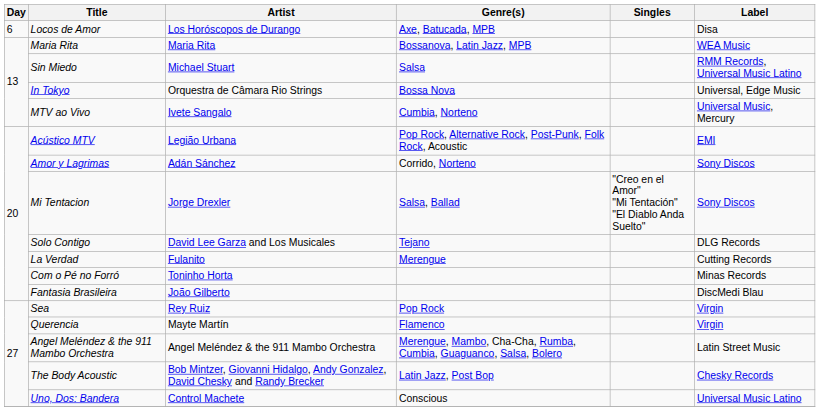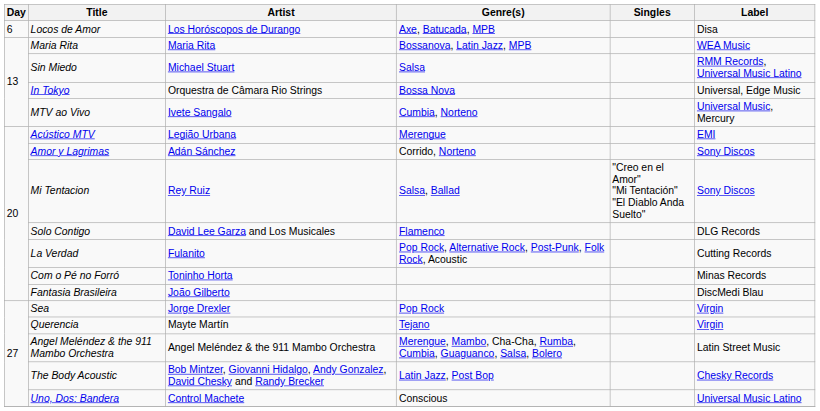(502, 140) Pop Rock, Alternative Rock, Post-Punk, Folk Rock, Acoustic -> (422, 135) Merengue
(199, 203) Jorge Drexler -> (189, 191) Rey Ruiz
(414, 243) Tejano -> (422, 231) Flamenco
(422, 259) Merengue -> (502, 253) Pop Rock, Alternative Rock, Post-Punk, Folk Rock, Acoustic
(189, 309) Rey Ruiz -> (199, 309) Jorge Drexler
(422, 325) Flamenco -> (414, 325) Tejano
